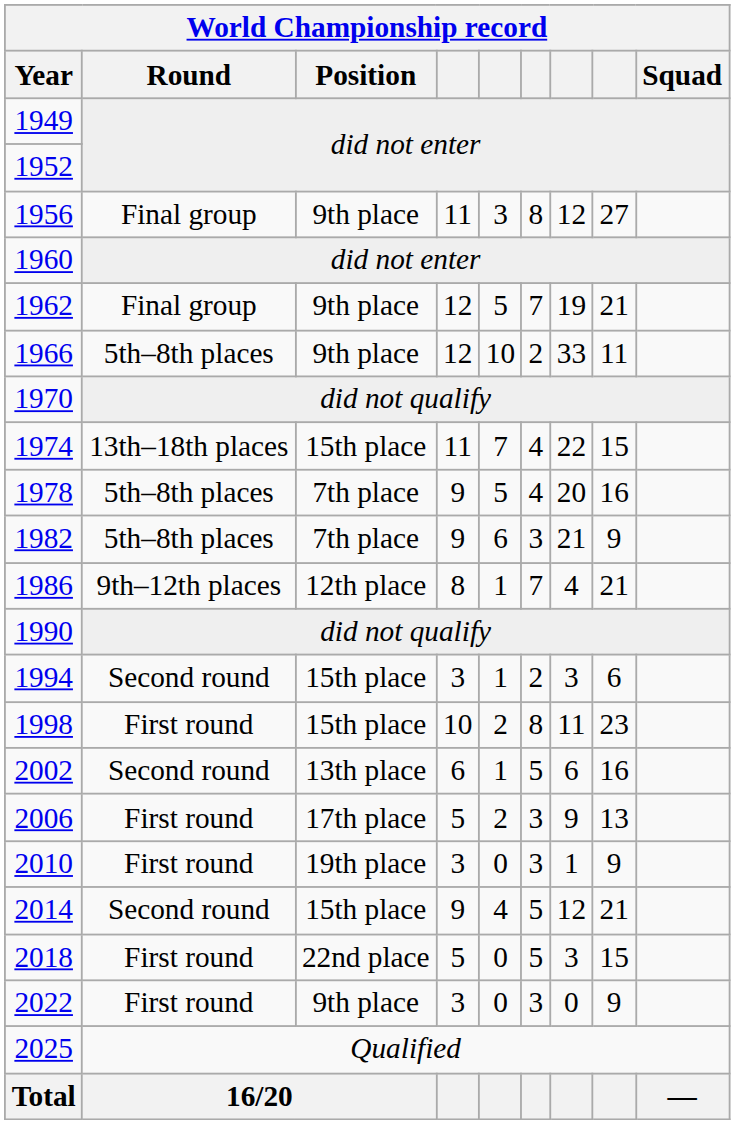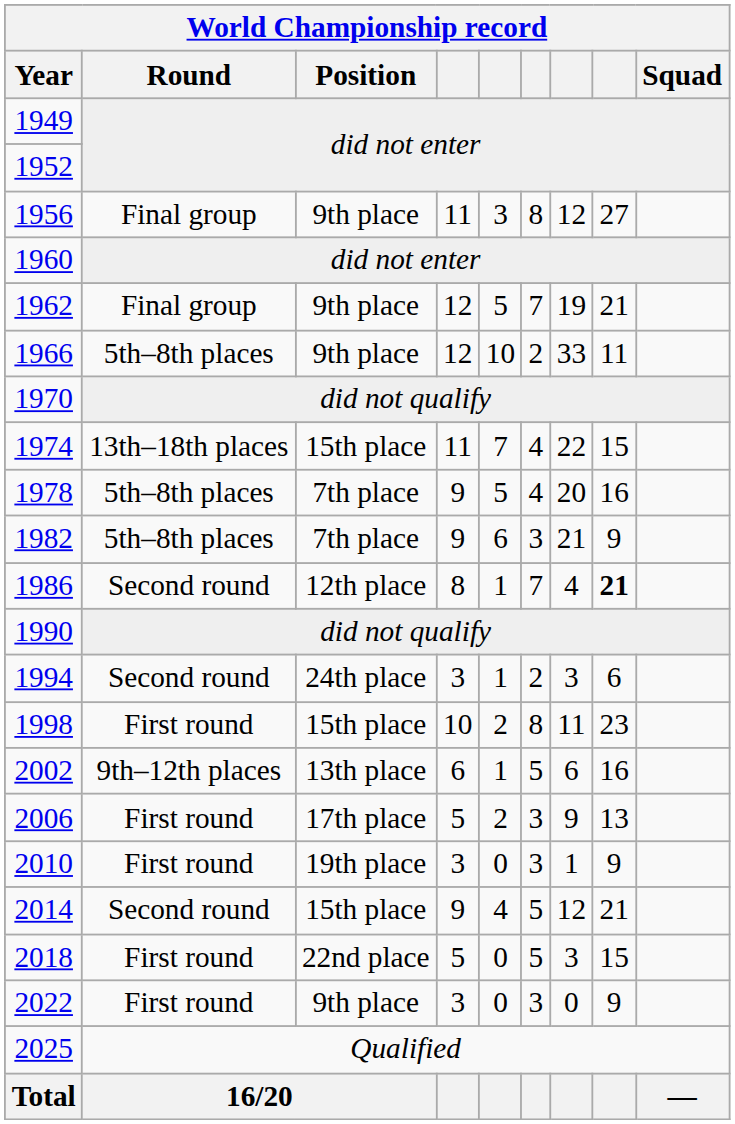(189, 584) 9th–12th places -> (189, 584) Second round
(614, 584) normal -> (614, 584) bold
(366, 677) 15th place -> (366, 677) 24th place
(189, 770) Second round -> (189, 770) 9th–12th places
